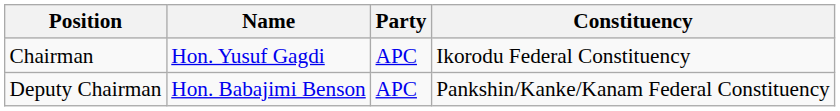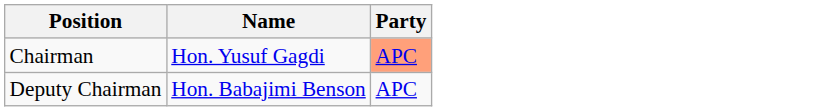- column: (633, 21)
(396, 55) no background -> (396, 55) lightsalmon background
